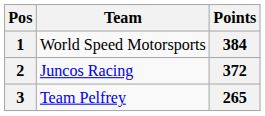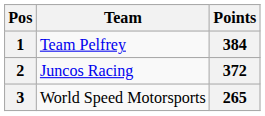(123, 44) World Speed Motorsports -> (83, 44) Team Pelfrey
(83, 97) Team Pelfrey -> (123, 97) World Speed Motorsports
